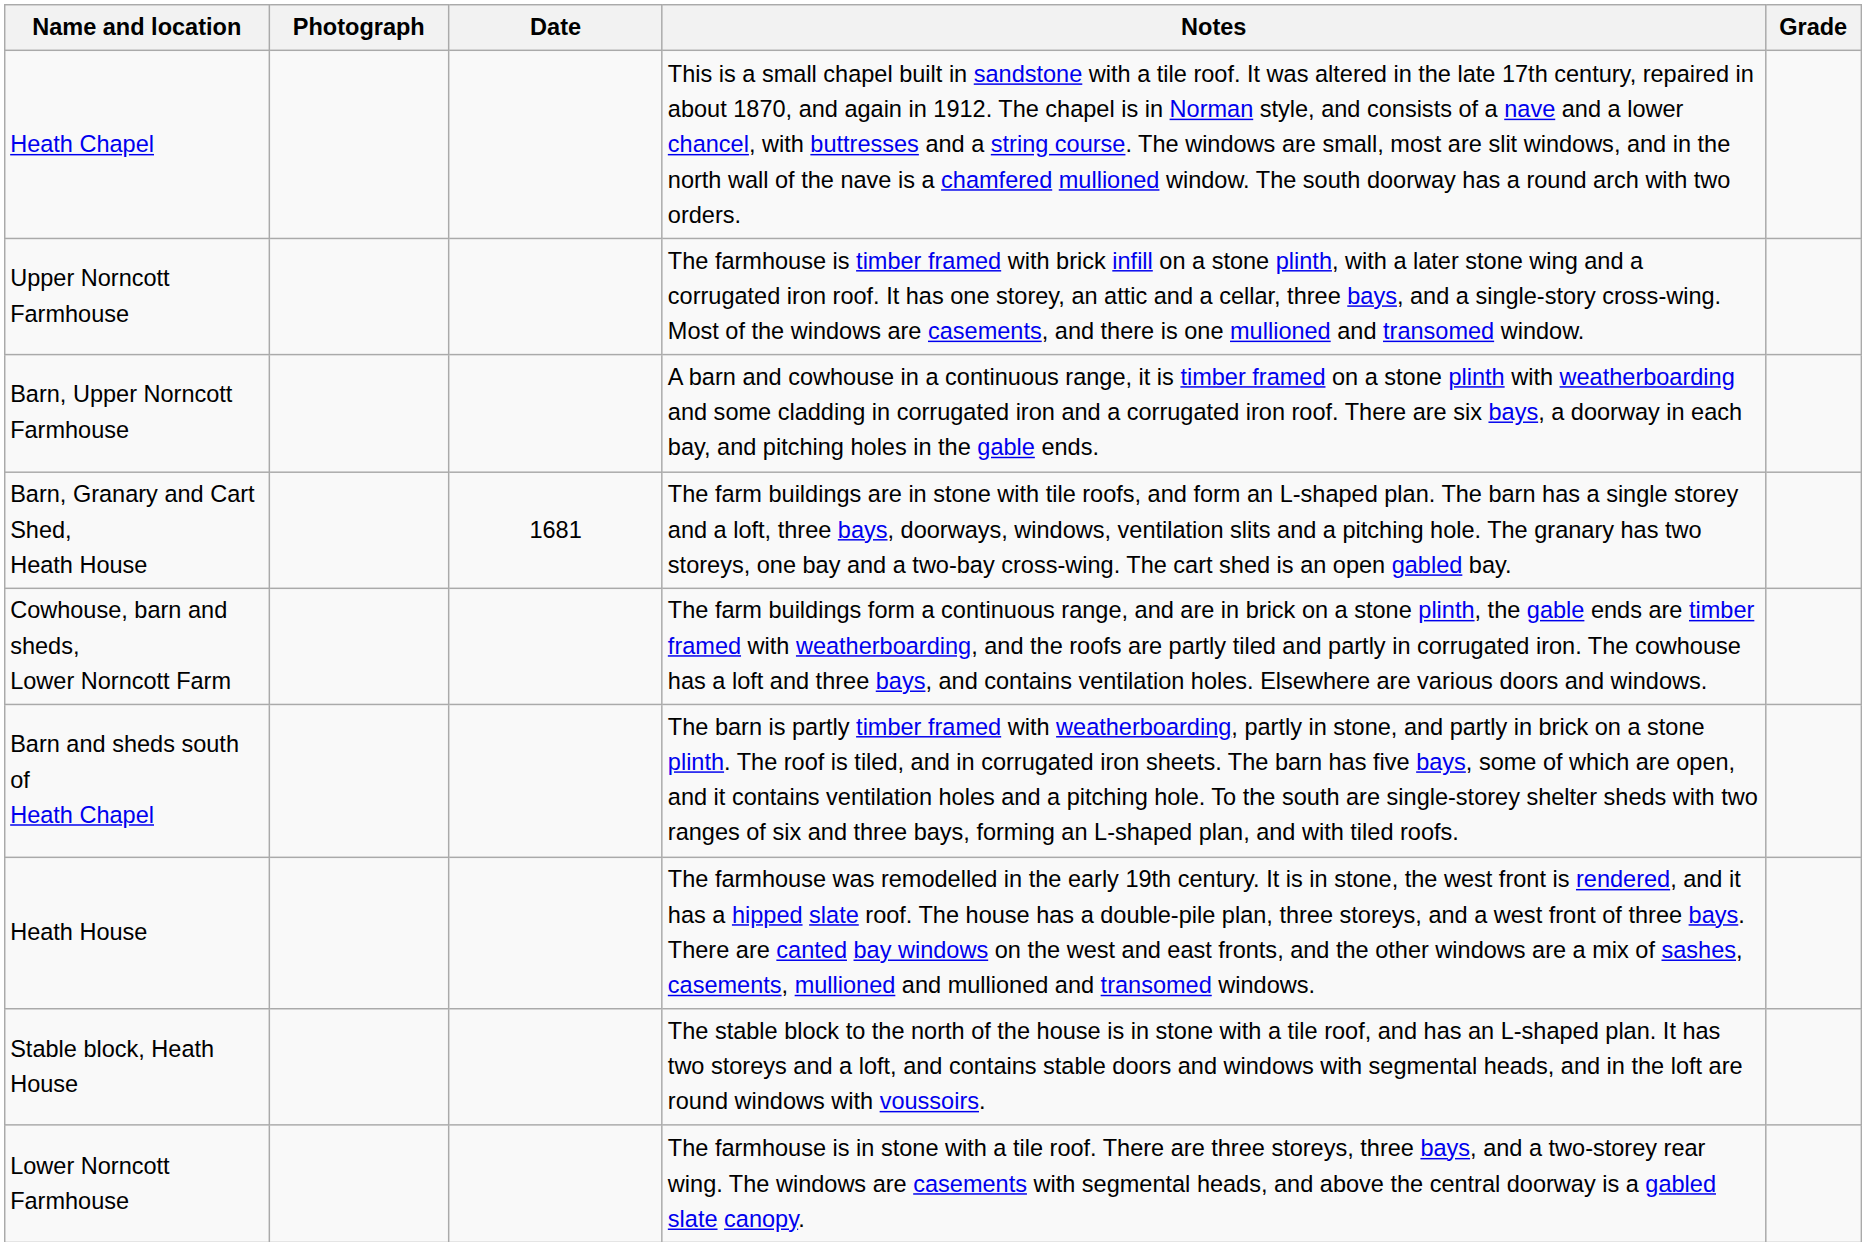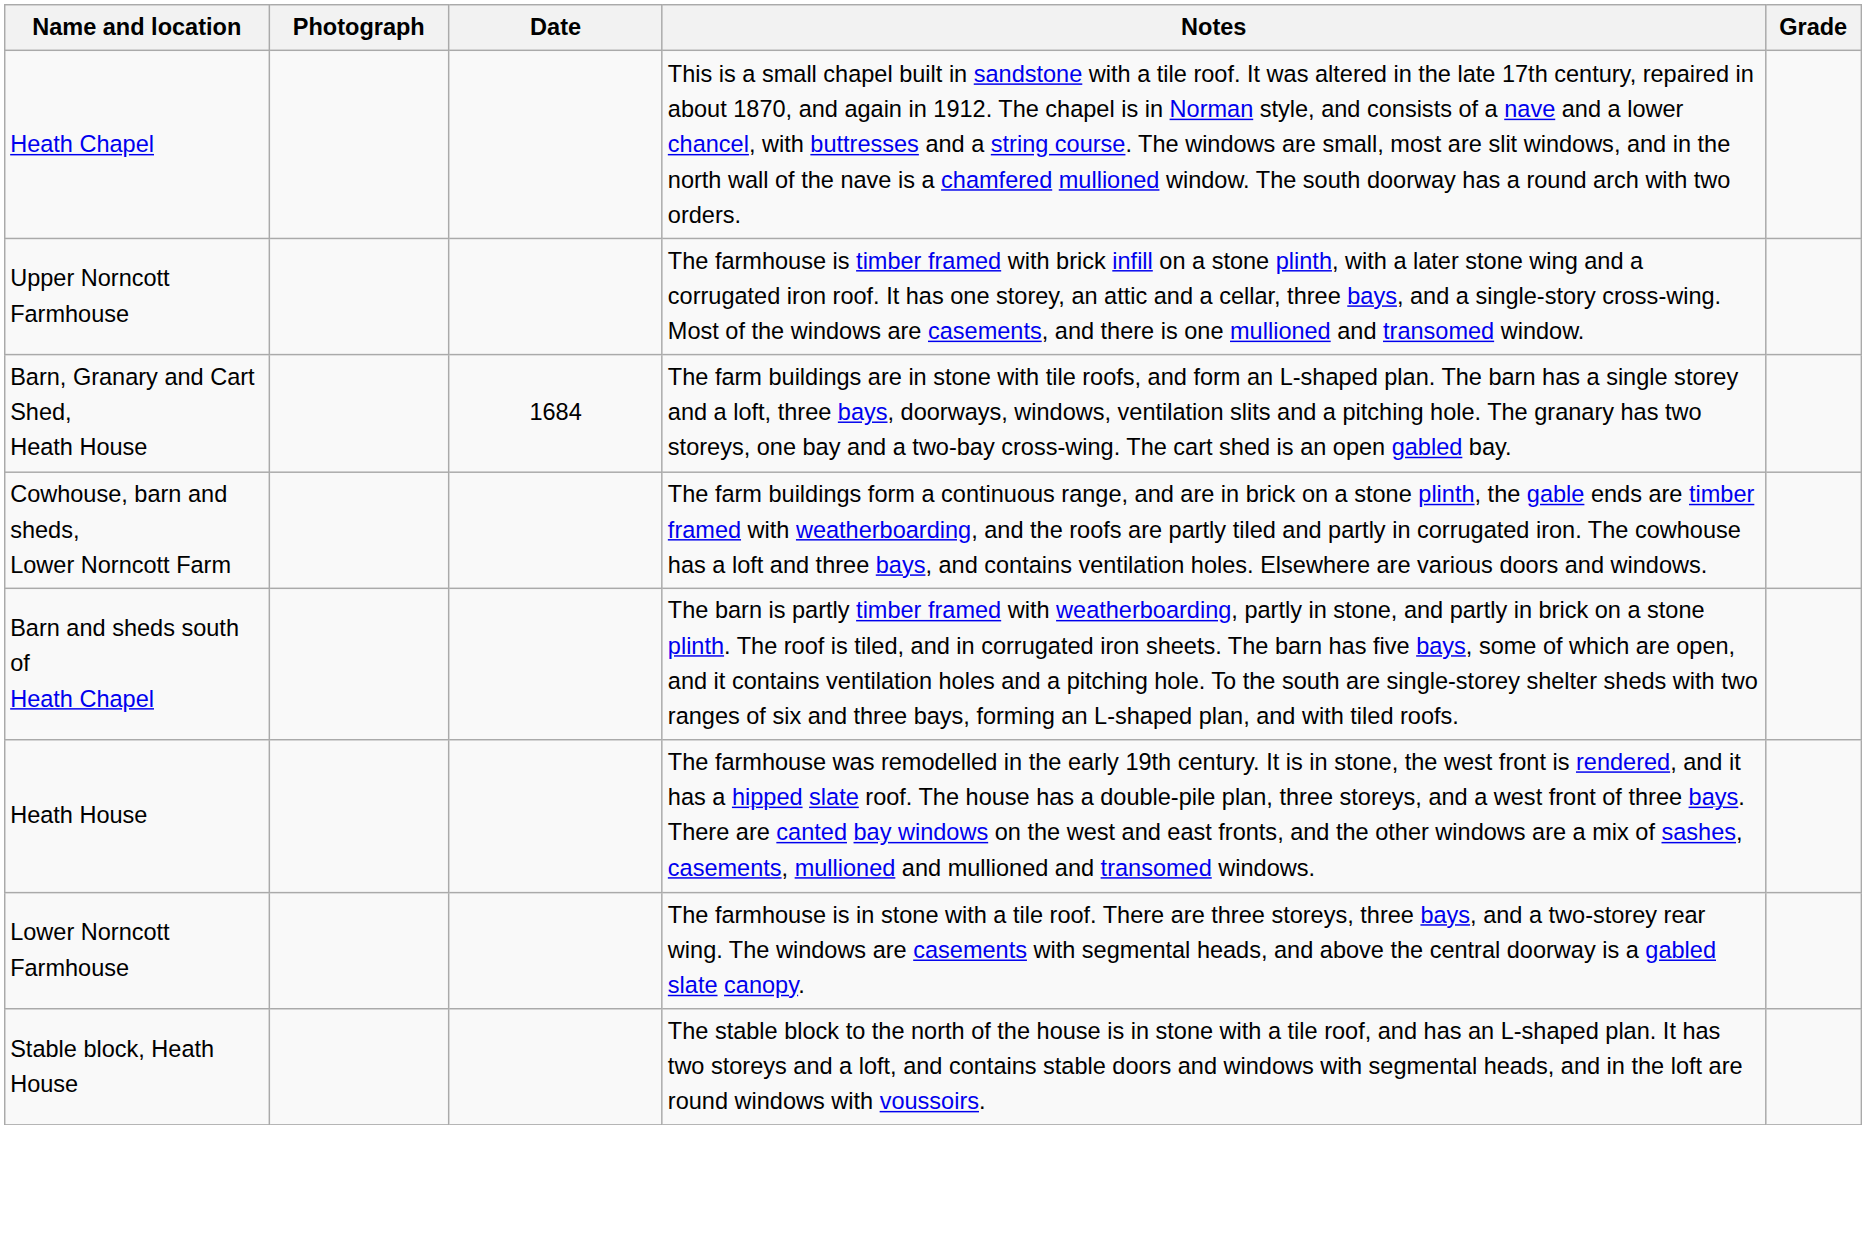- row: (121, 412)
(556, 529) 1681 -> (556, 412) 1684
rows swapped: (90, 1183) <-> (112, 1066)
